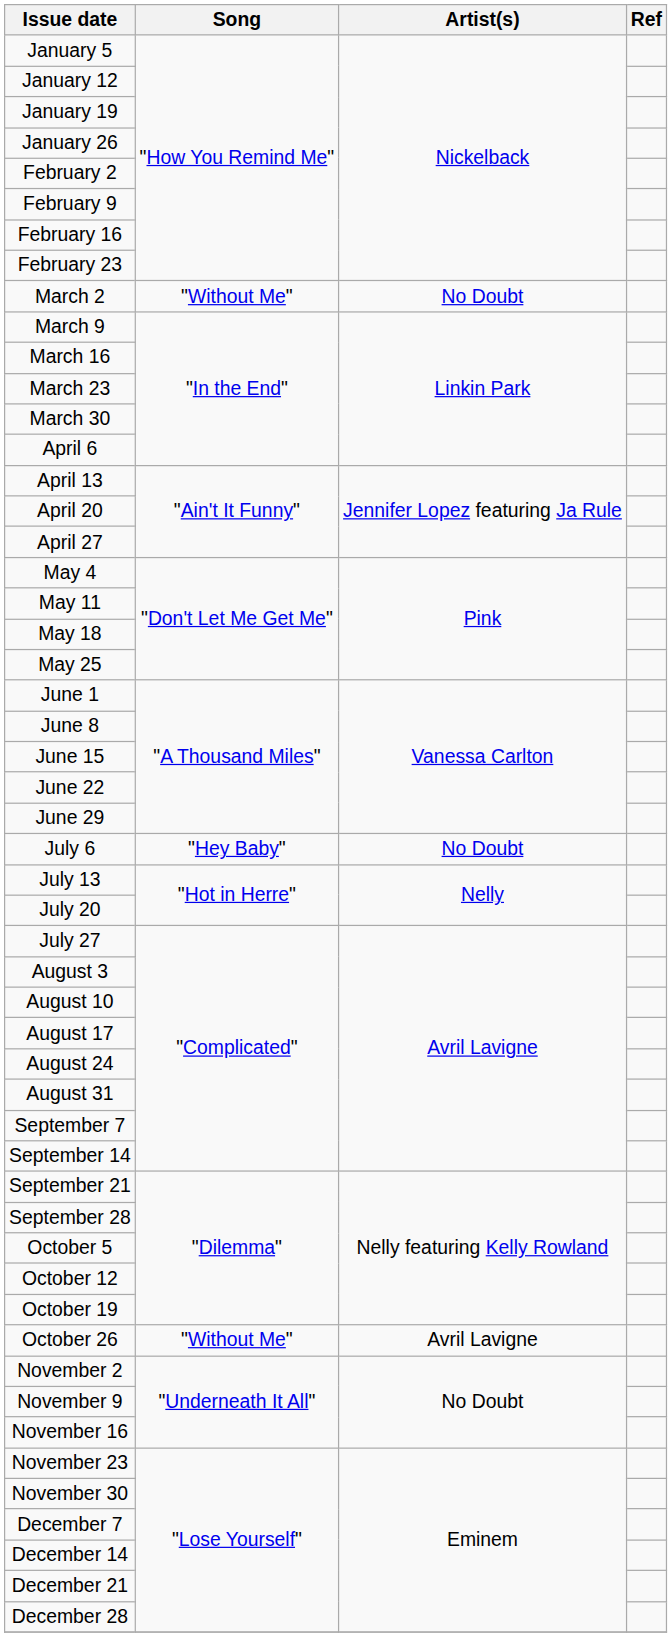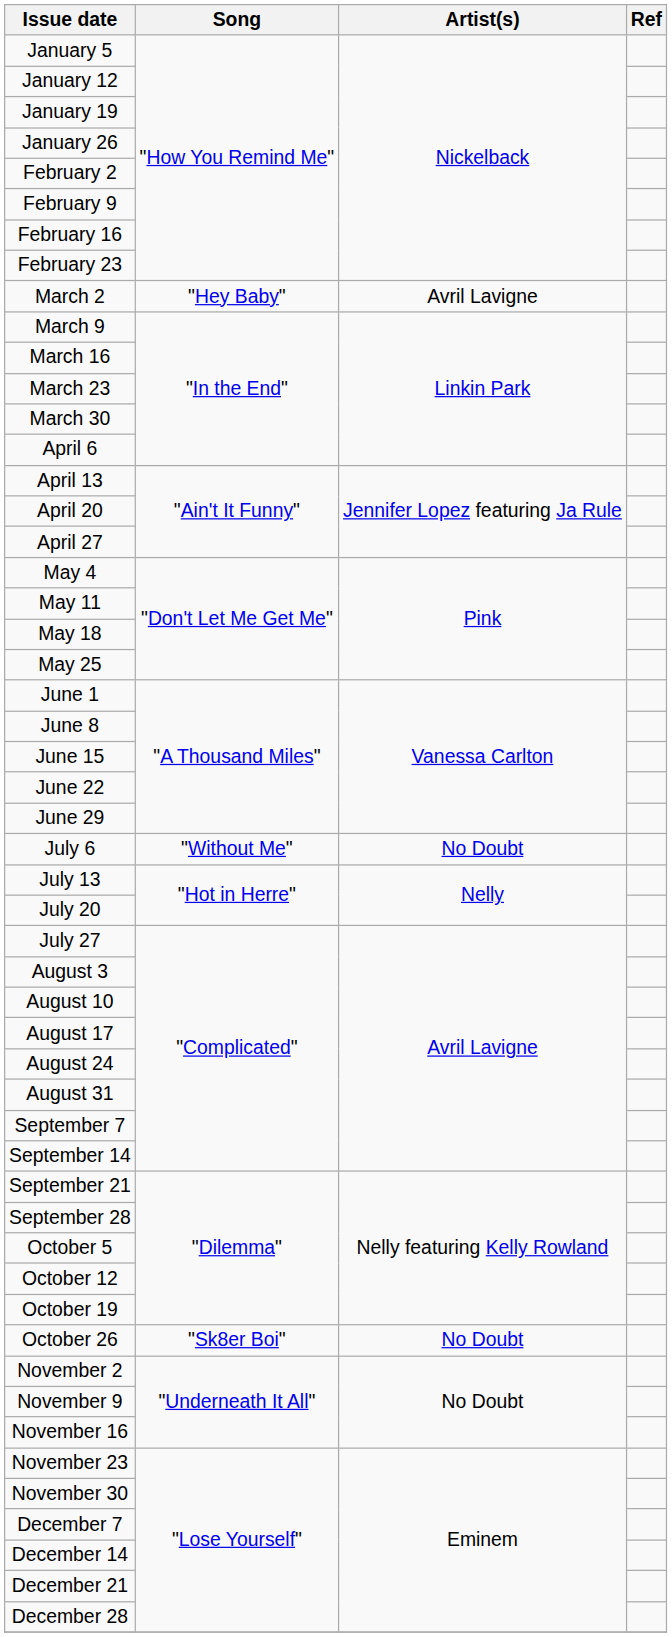(237, 296) "Without Me" -> (237, 296) "Hey Baby"
(482, 296) No Doubt -> (482, 296) Avril Lavigne
(237, 848) "Hey Baby" -> (237, 848) "Without Me"
(237, 1340) "Without Me" -> (237, 1340) "Sk8er Boi"
(482, 1340) Avril Lavigne -> (482, 1340) No Doubt
